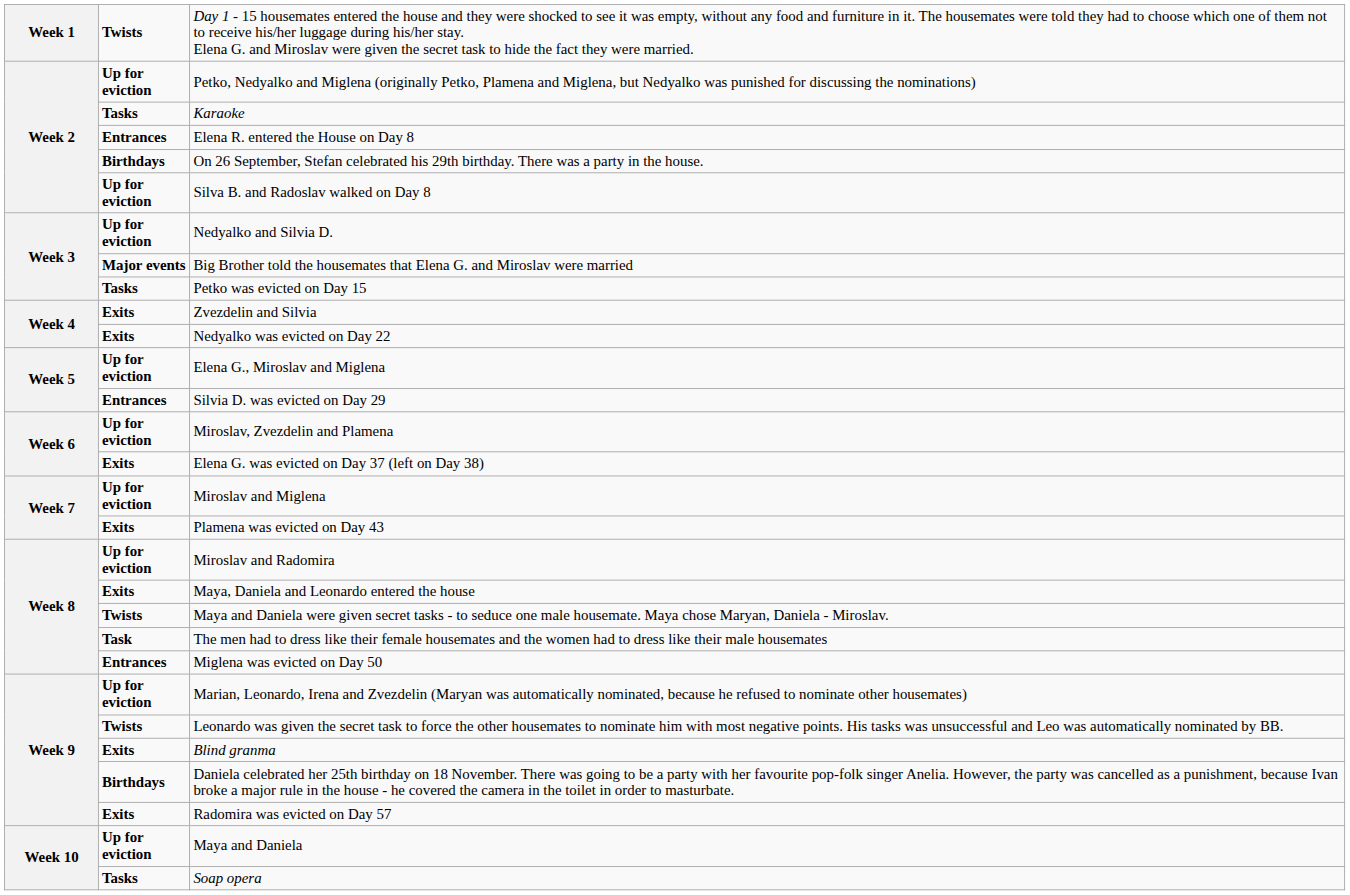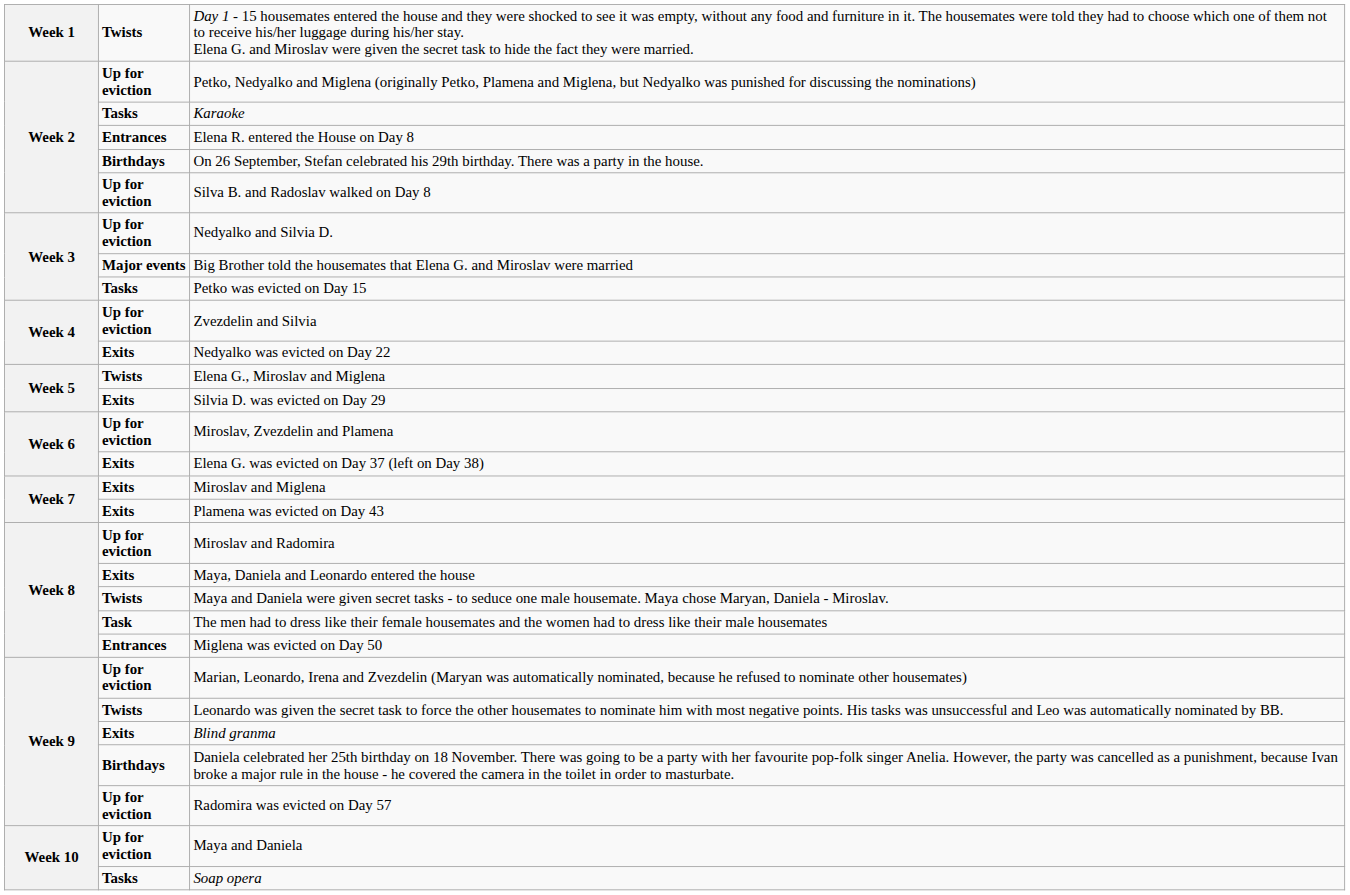(118, 312) Exits -> (127, 320) Up for eviction
(127, 367) Up for eviction -> (122, 376) Twists
(134, 399) Entrances -> (118, 399) Exits
(127, 495) Up for eviction -> (118, 487) Exits
(118, 814) Exits -> (127, 805) Up for eviction
